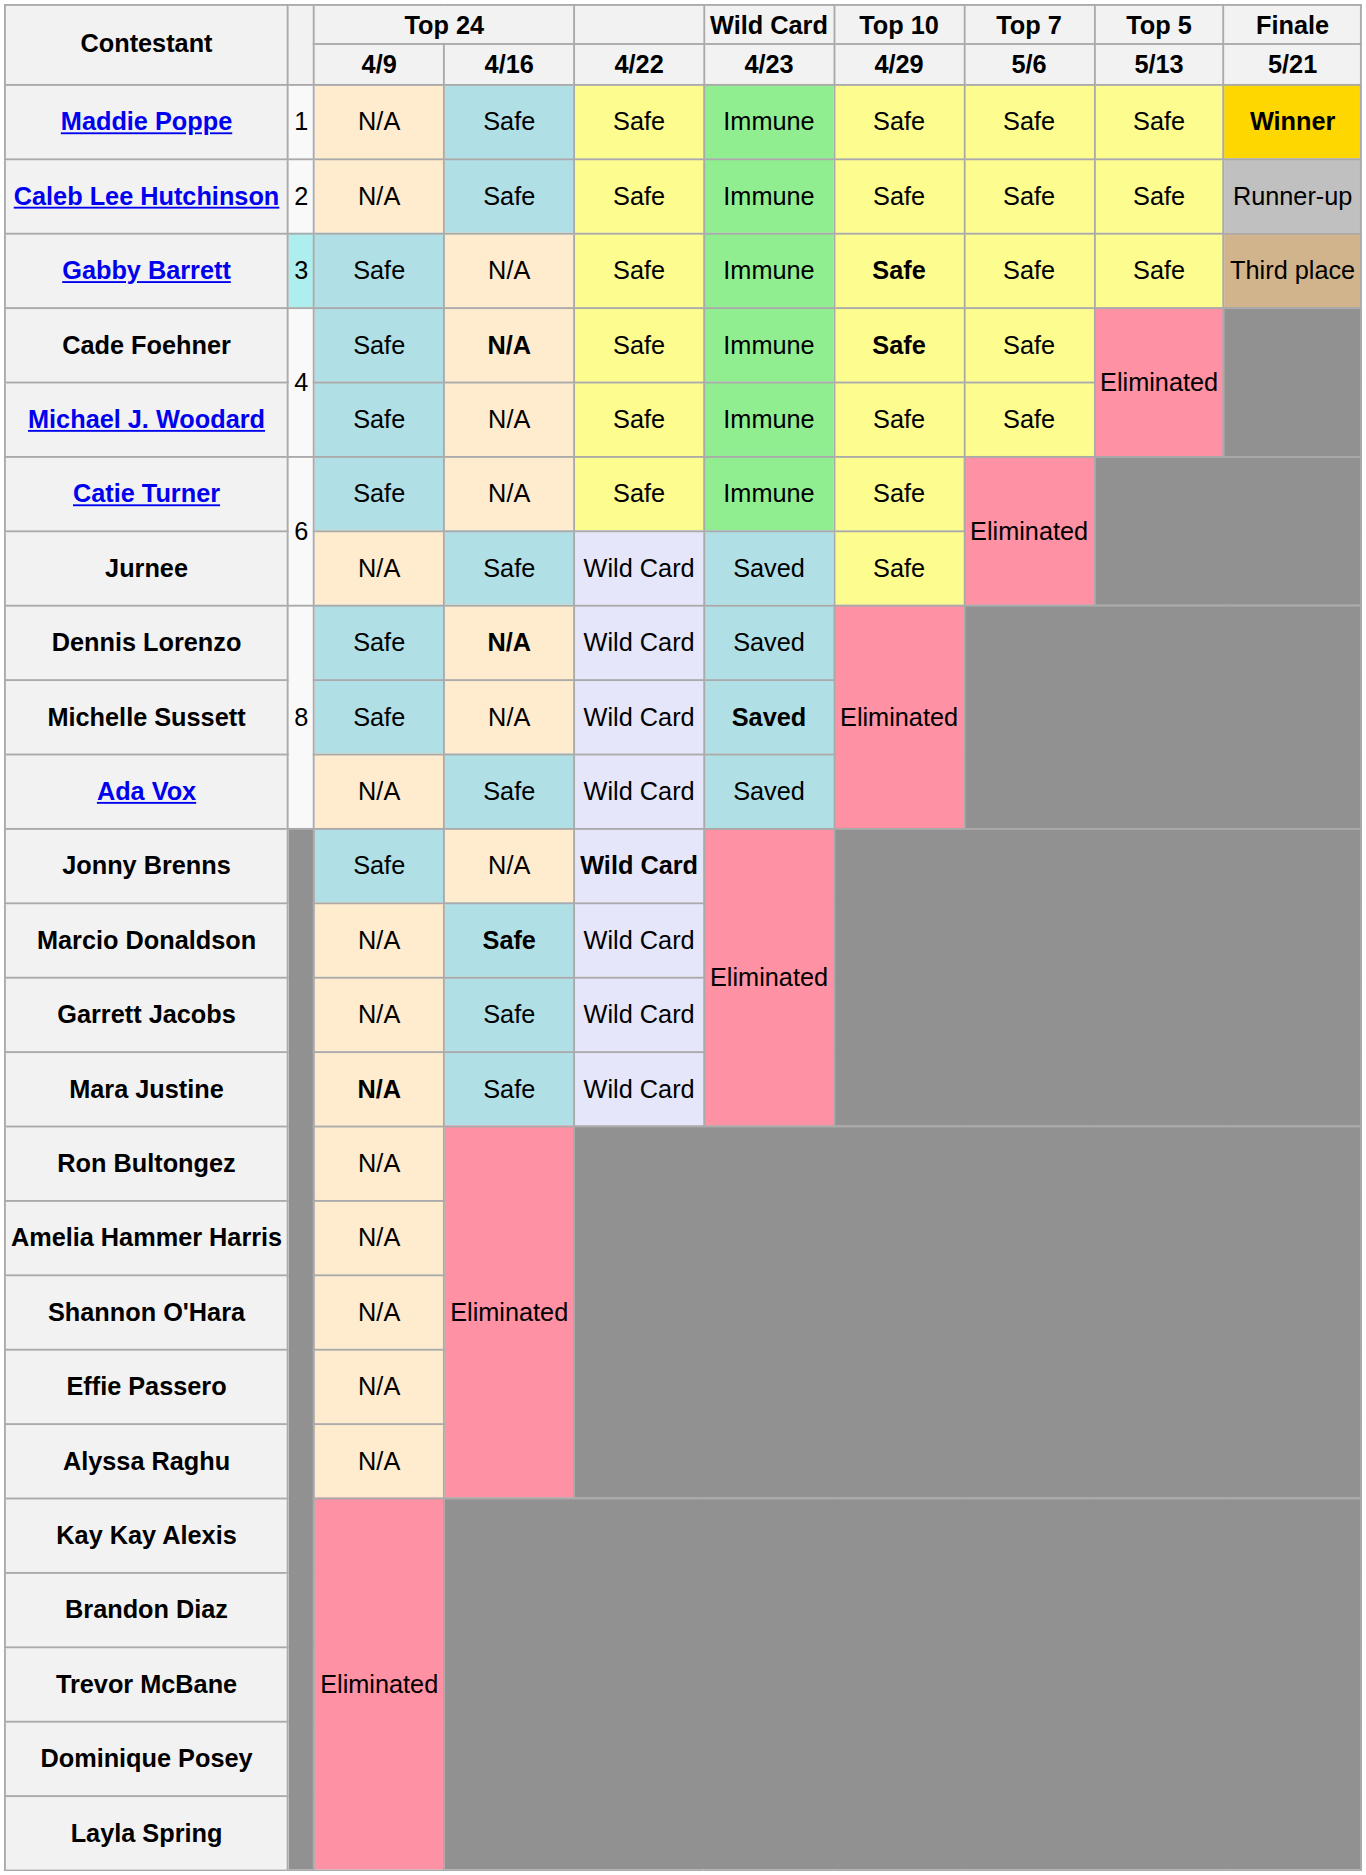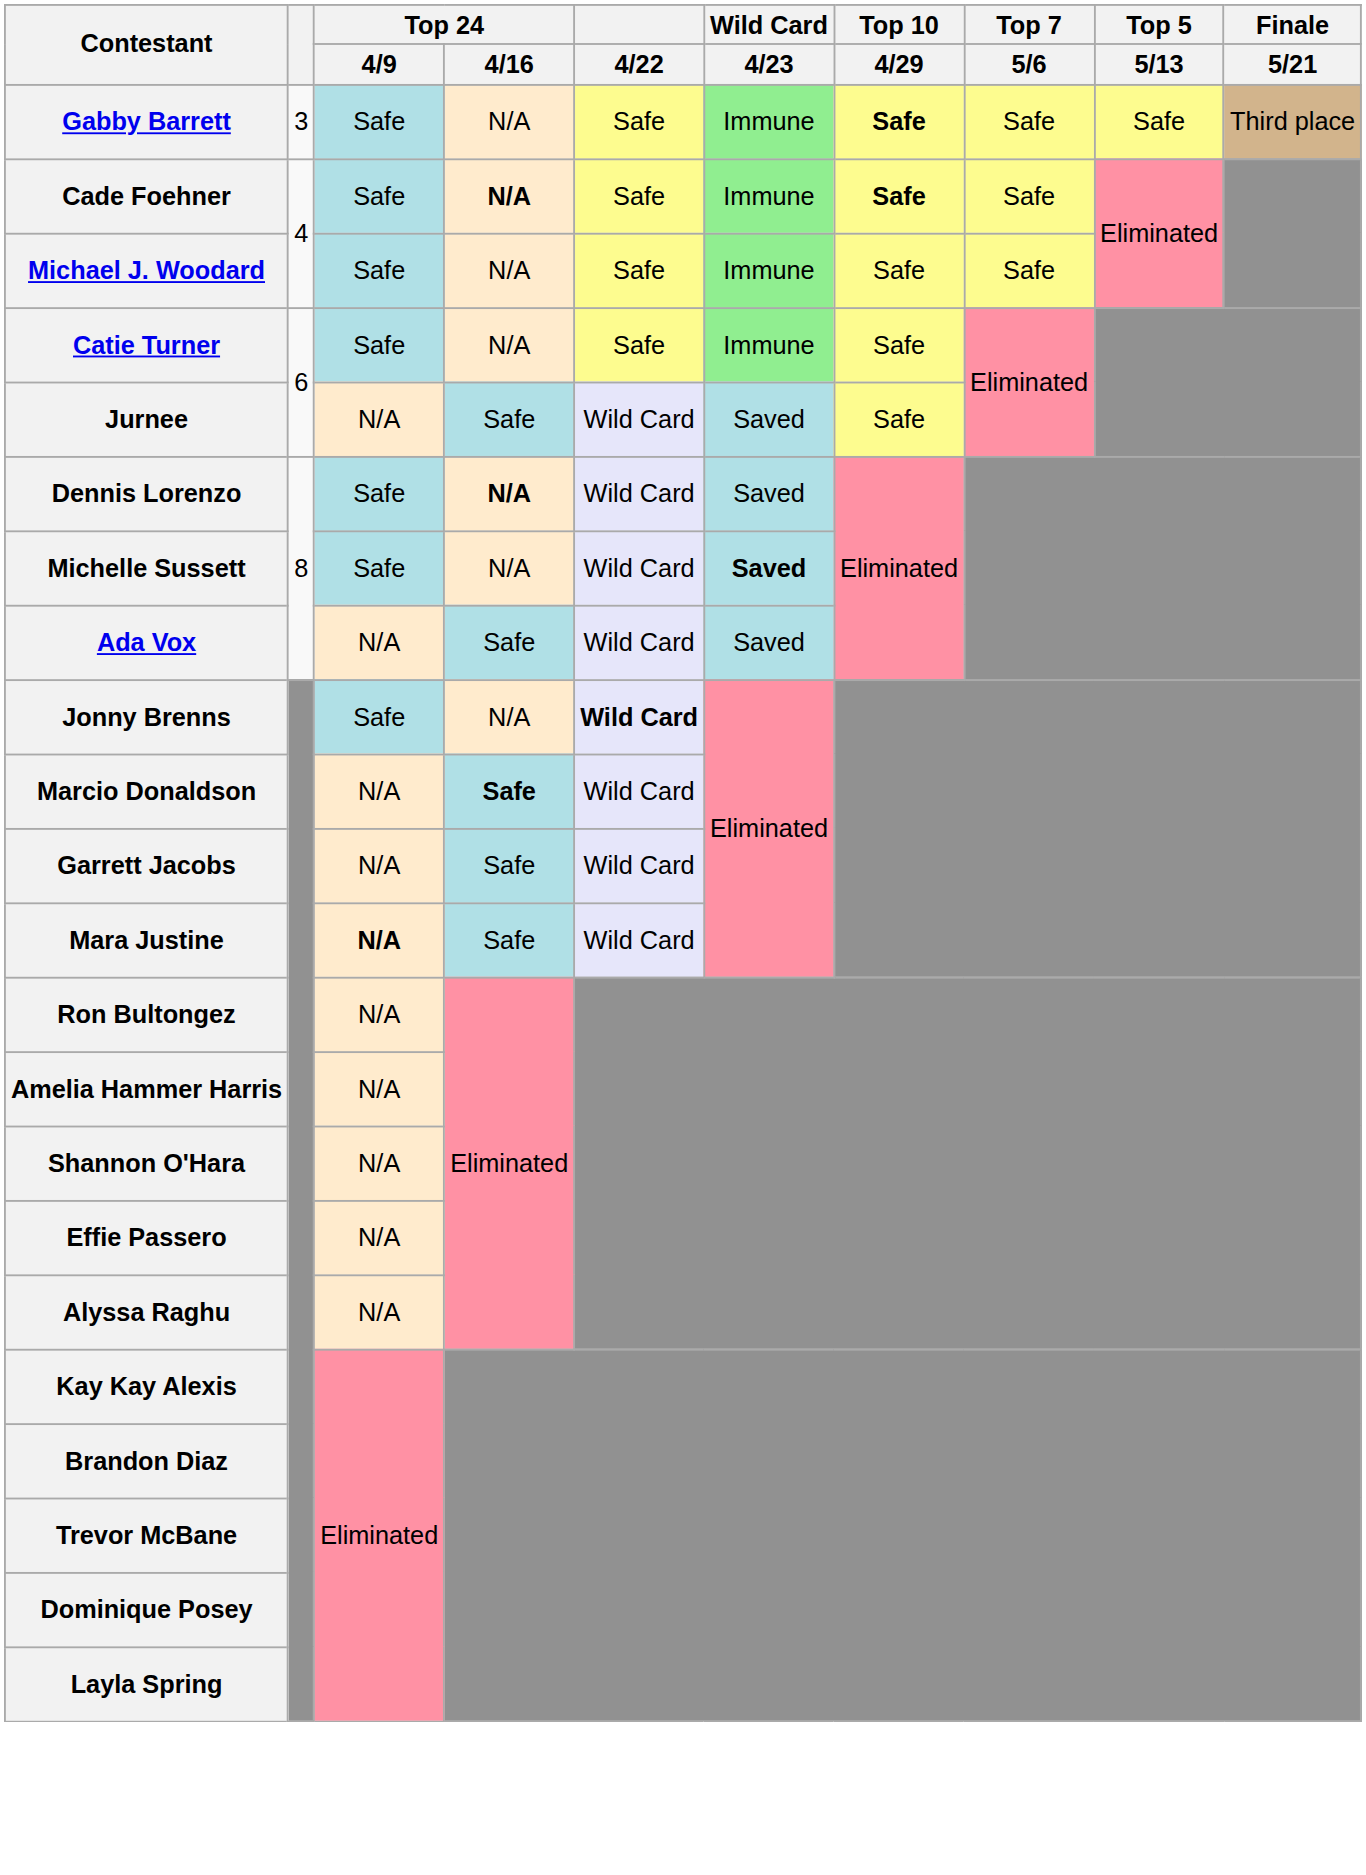- row: (147, 121)
- row: (147, 196)
(301, 270) paleturquoise background -> (301, 121) no background
